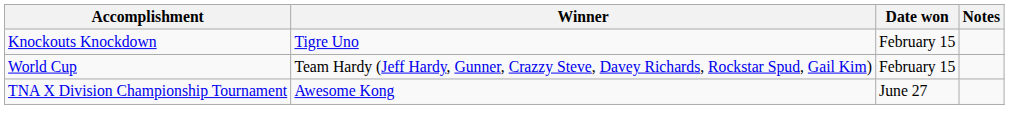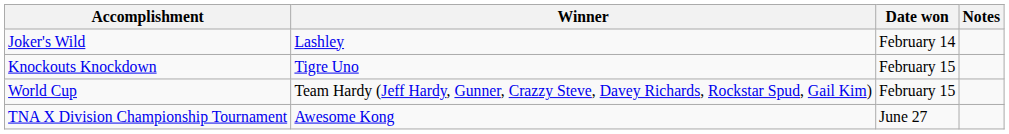+ row: (47, 41)
